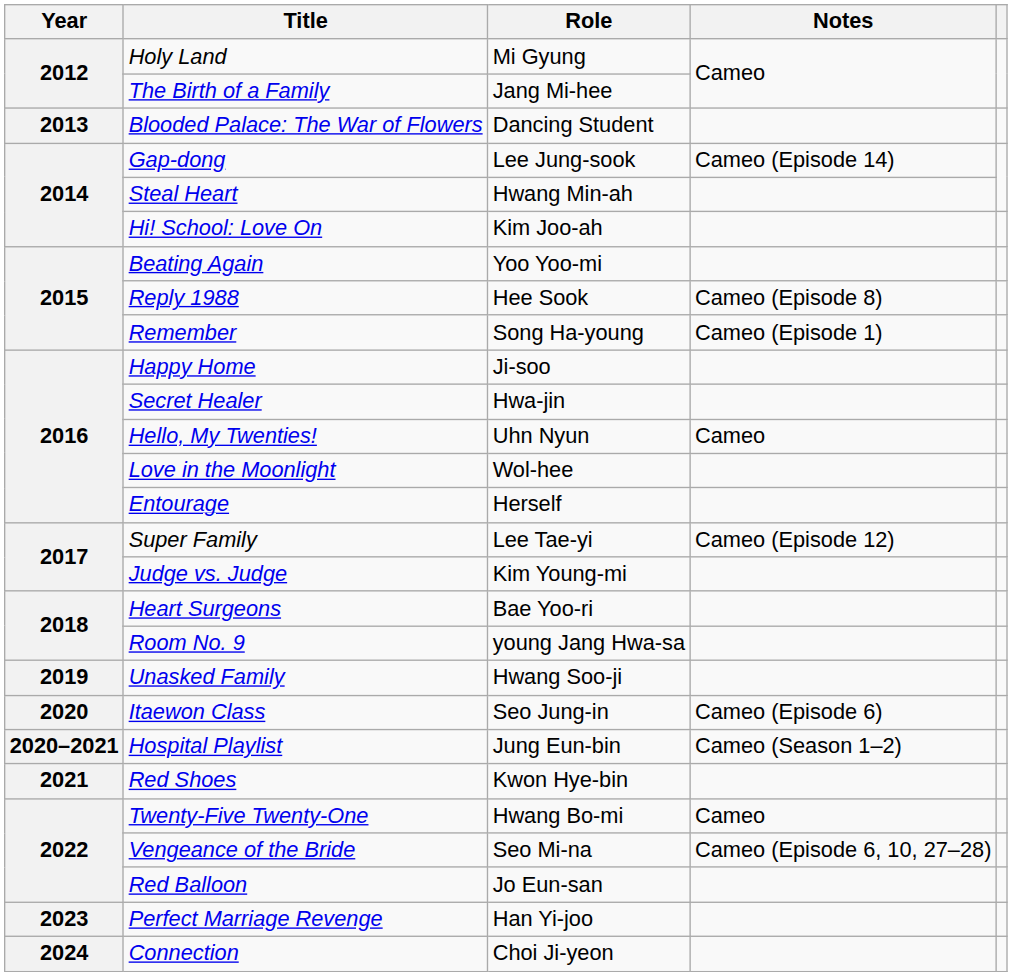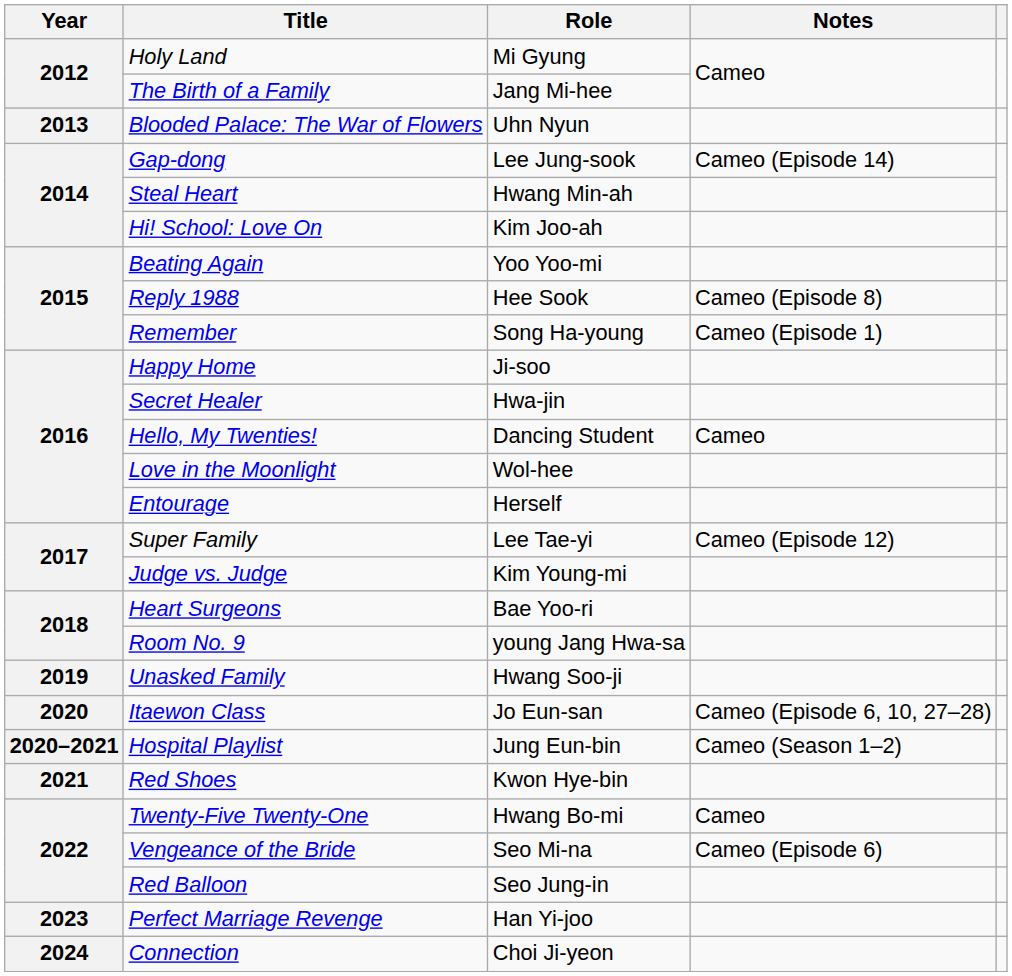(573, 125) Dancing Student -> (541, 125) Uhn Nyun
(541, 435) Uhn Nyun -> (573, 435) Dancing Student
(551, 711) Seo Jung-in -> (548, 711) Jo Eun-san
(789, 711) Cameo (Episode 6) -> (843, 711) Cameo (Episode 6, 10, 27–28)
(843, 849) Cameo (Episode 6, 10, 27–28) -> (789, 849) Cameo (Episode 6)
(548, 884) Jo Eun-san -> (551, 884) Seo Jung-in
